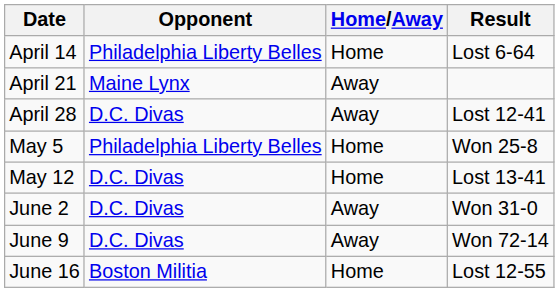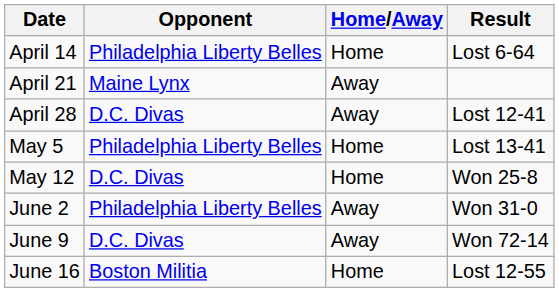(495, 146) Won 25-8 -> (499, 146) Lost 13-41
(499, 177) Lost 13-41 -> (495, 177) Won 25-8
(136, 209) D.C. Divas -> (205, 209) Philadelphia Liberty Belles
